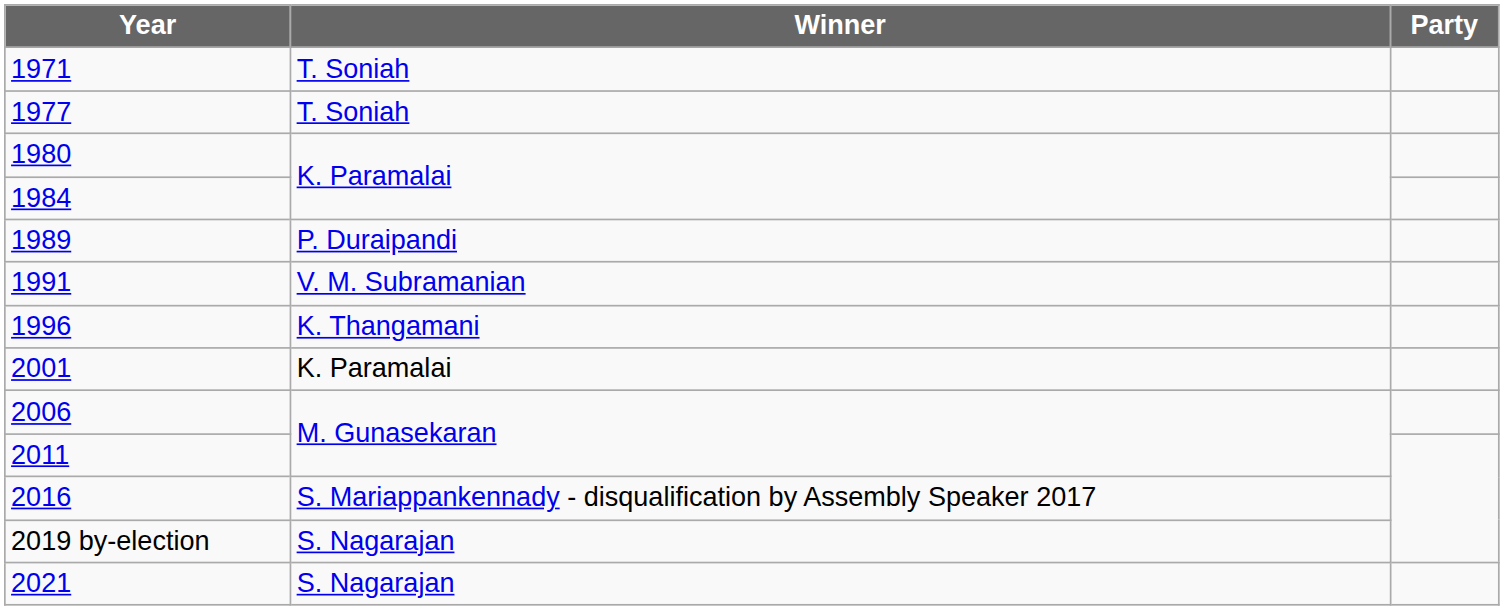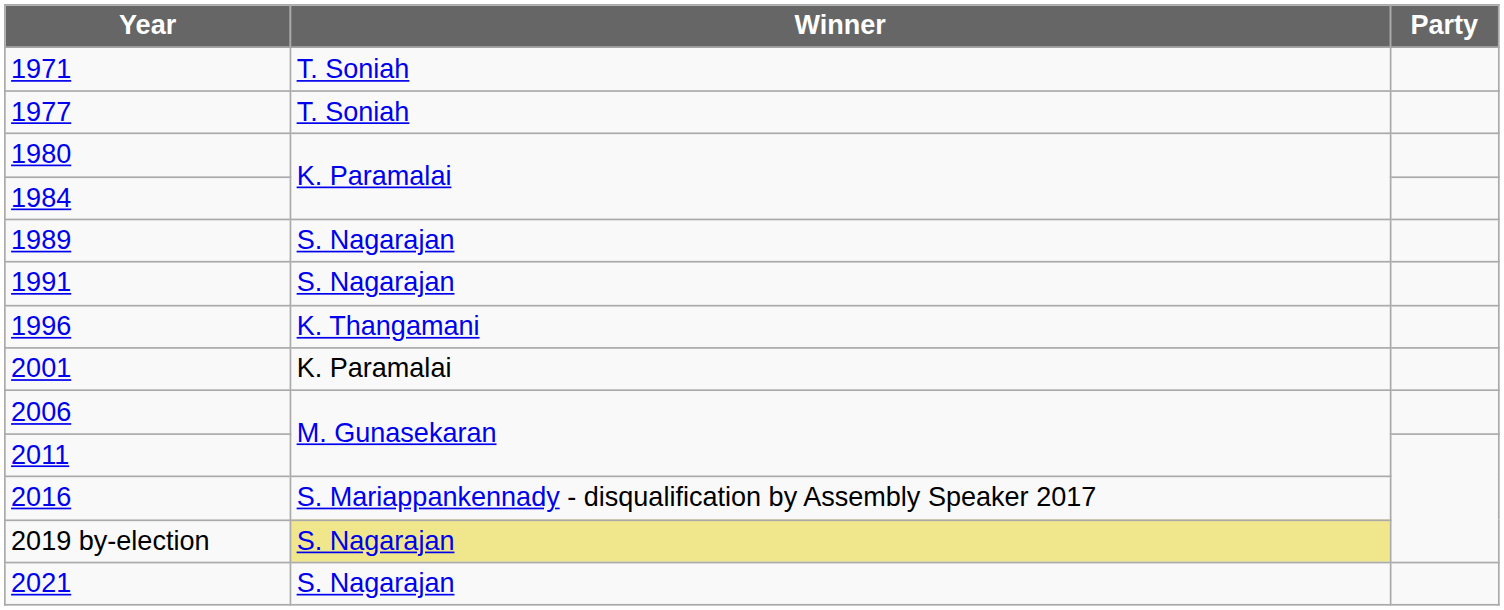(377, 240) P. Duraipandi -> (376, 240) S. Nagarajan
(411, 283) V. M. Subramanian -> (376, 283) S. Nagarajan
(376, 540) no background -> (376, 540) khaki background
